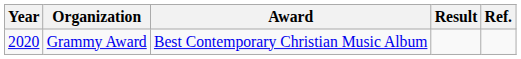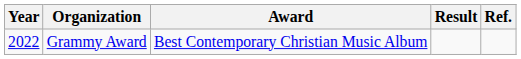(24, 41) 2020 -> (24, 41) 2022
